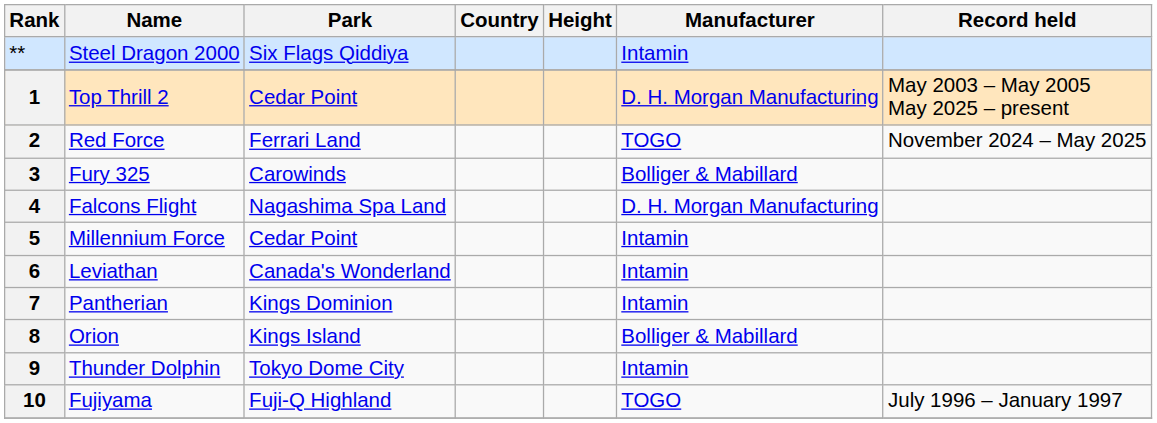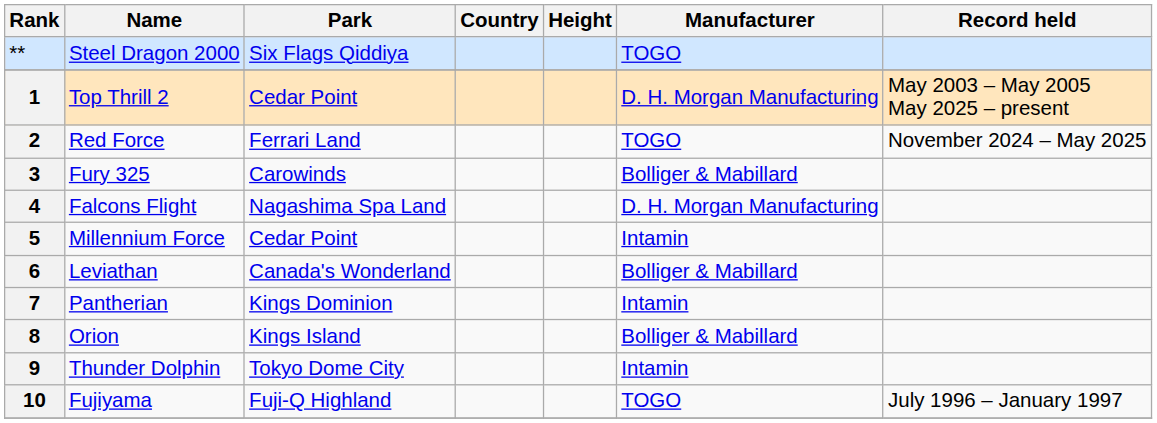(655, 53) Intamin -> (651, 53) TOGO
(655, 271) Intamin -> (710, 271) Bolliger & Mabillard
